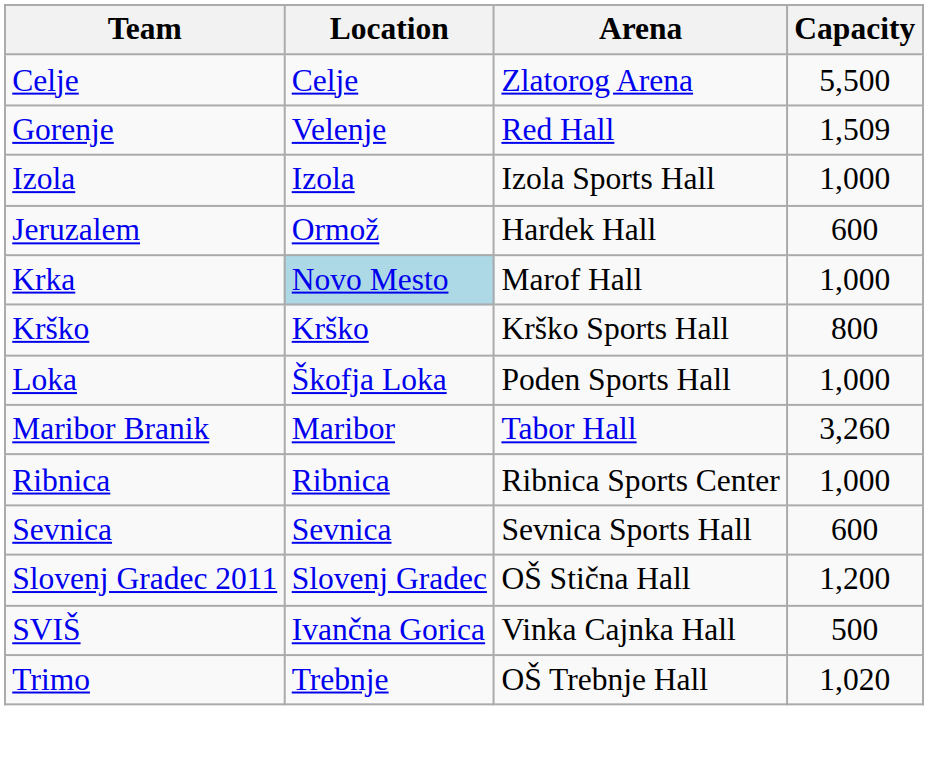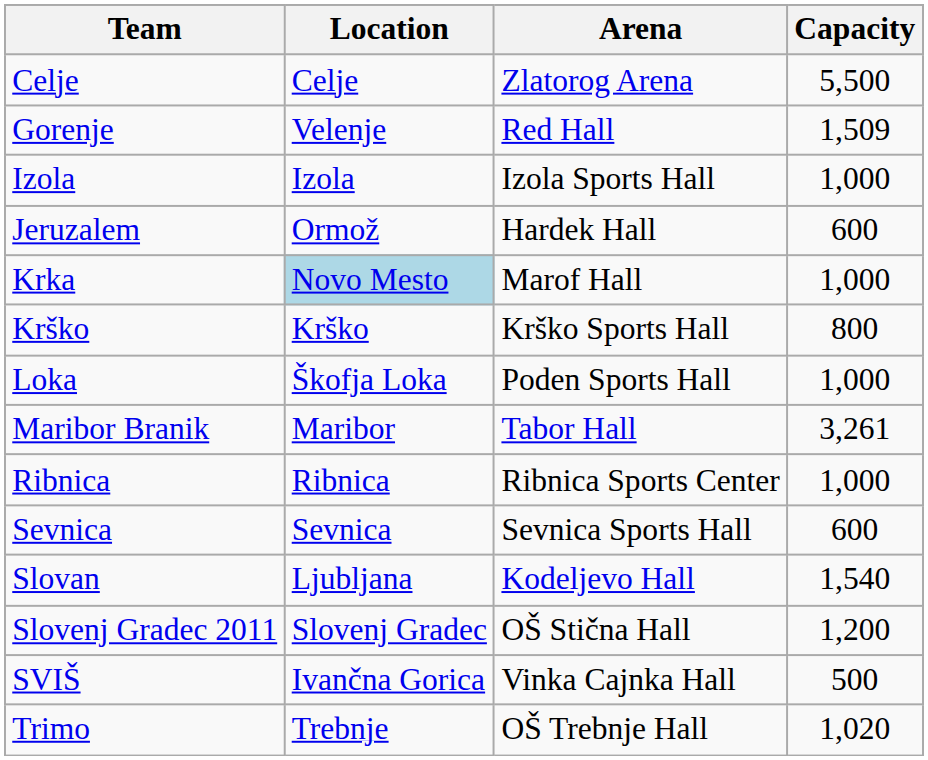(855, 429) 3,260 -> (855, 429) 3,261
+ row: (56, 579)
